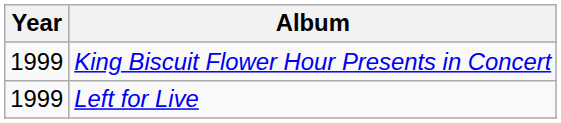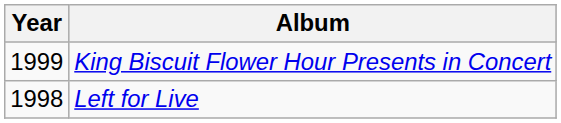(37, 99) 1999 -> (37, 99) 1998
